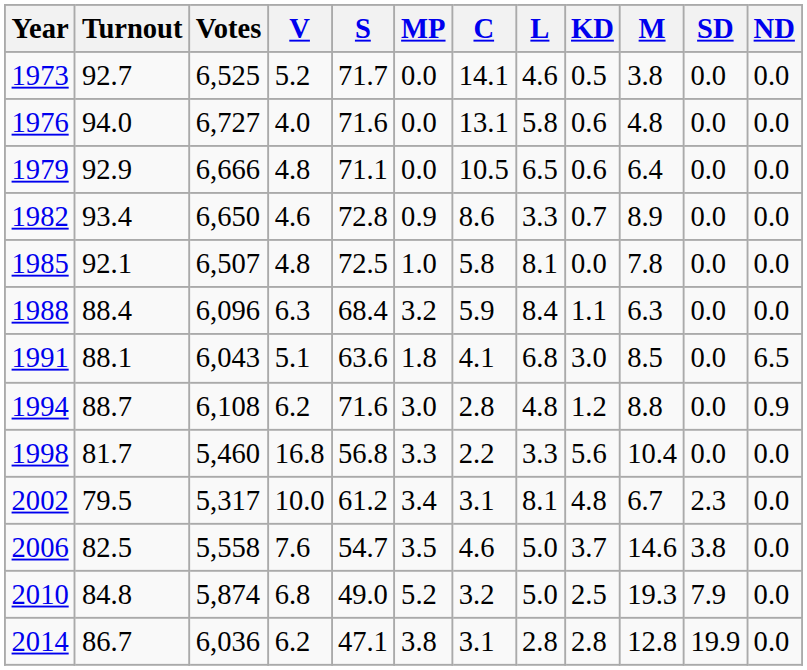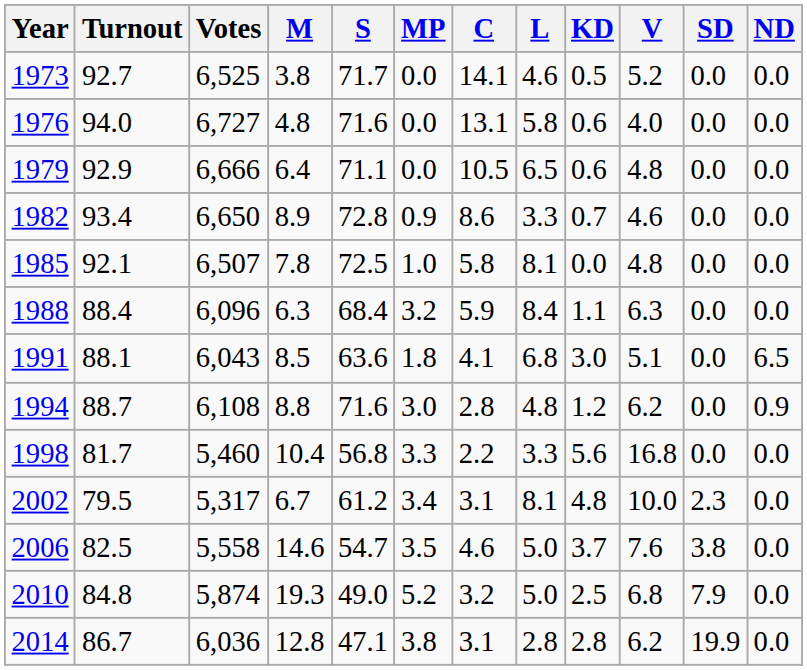columns swapped: (300, 28) <-> (652, 28)
